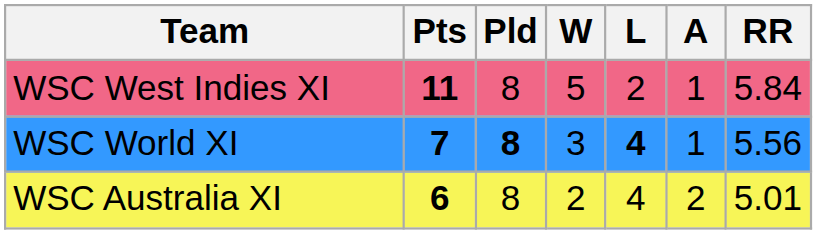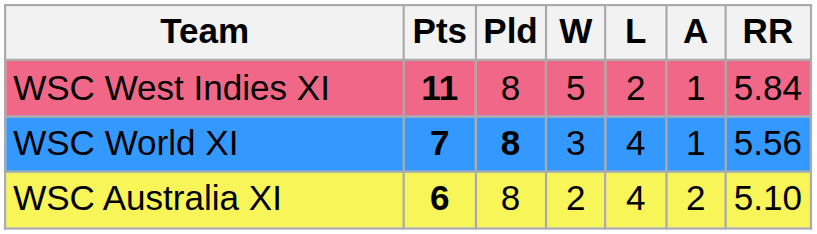(636, 143) bold -> (636, 143) normal
(768, 198) 5.01 -> (768, 198) 5.10
